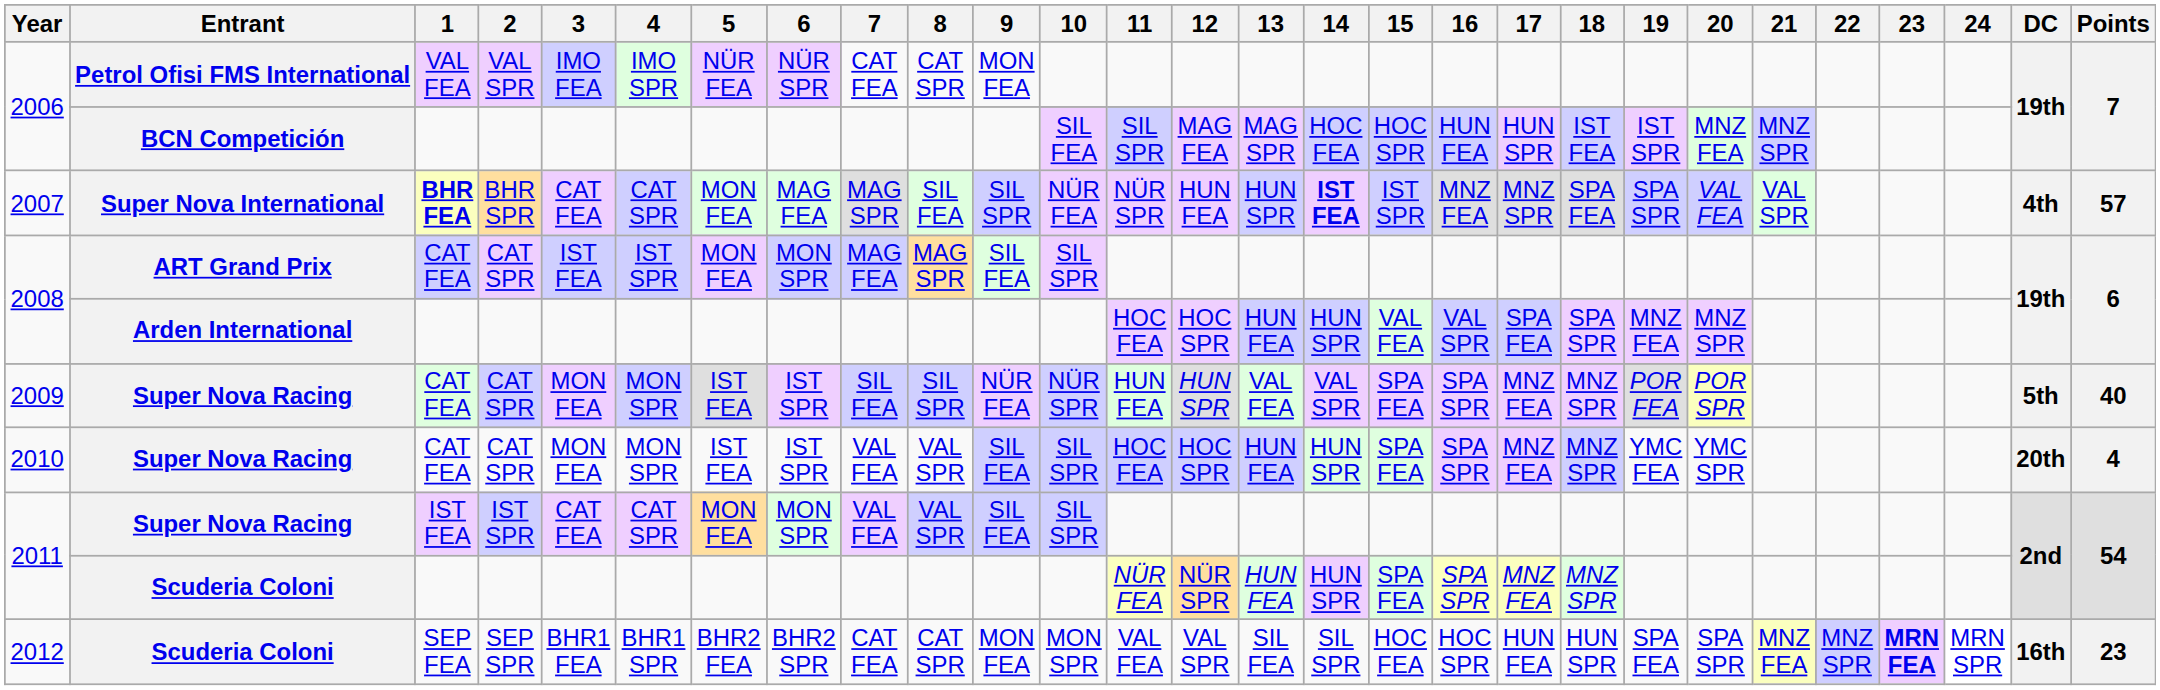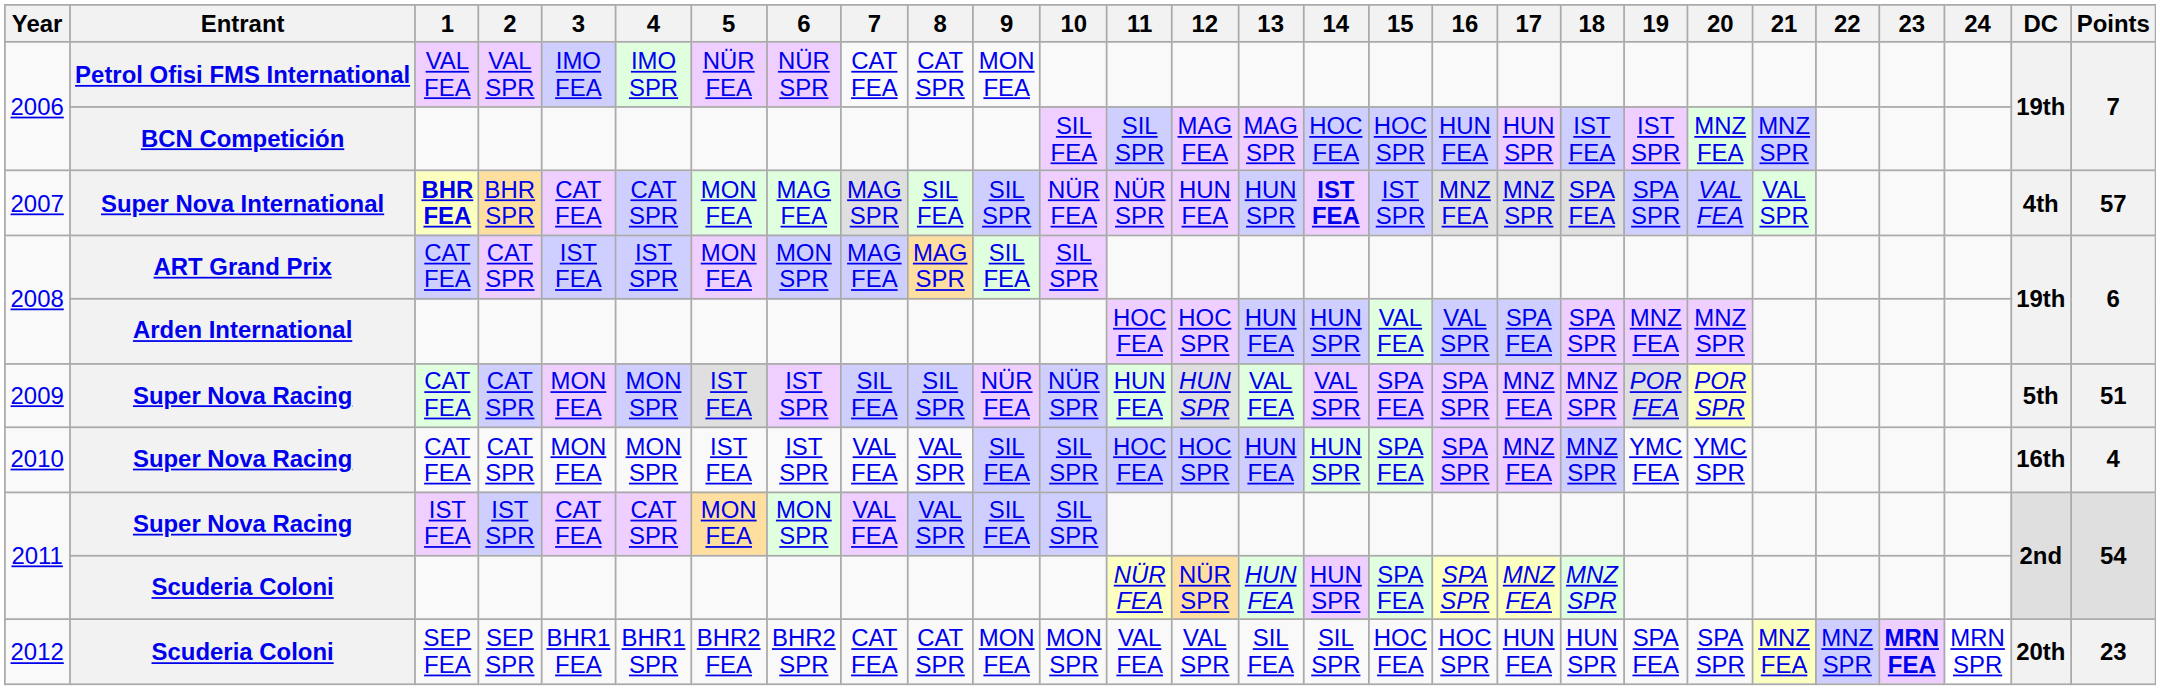(2113, 395) 40 -> (2113, 395) 51
(2041, 459) 20th -> (2041, 459) 16th
(2041, 651) 16th -> (2041, 651) 20th
